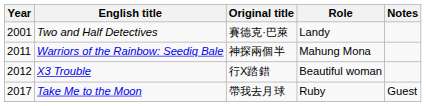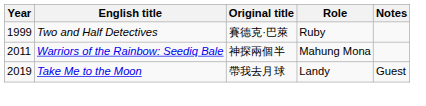(19, 32) 2001 -> (19, 32) 1999
(314, 32) Landy -> (312, 32) Ruby
- row: (64, 71)
(19, 91) 2017 -> (19, 71) 2019
(312, 91) Ruby -> (314, 71) Landy
